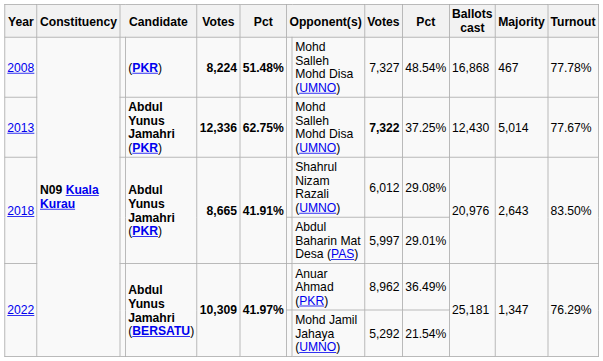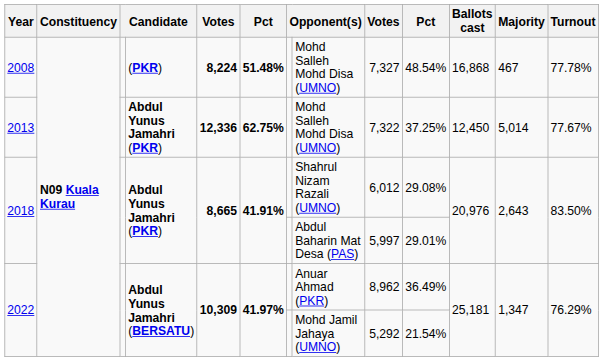(384, 127) bold -> (384, 127) normal
(471, 127) 12,430 -> (471, 127) 12,450
